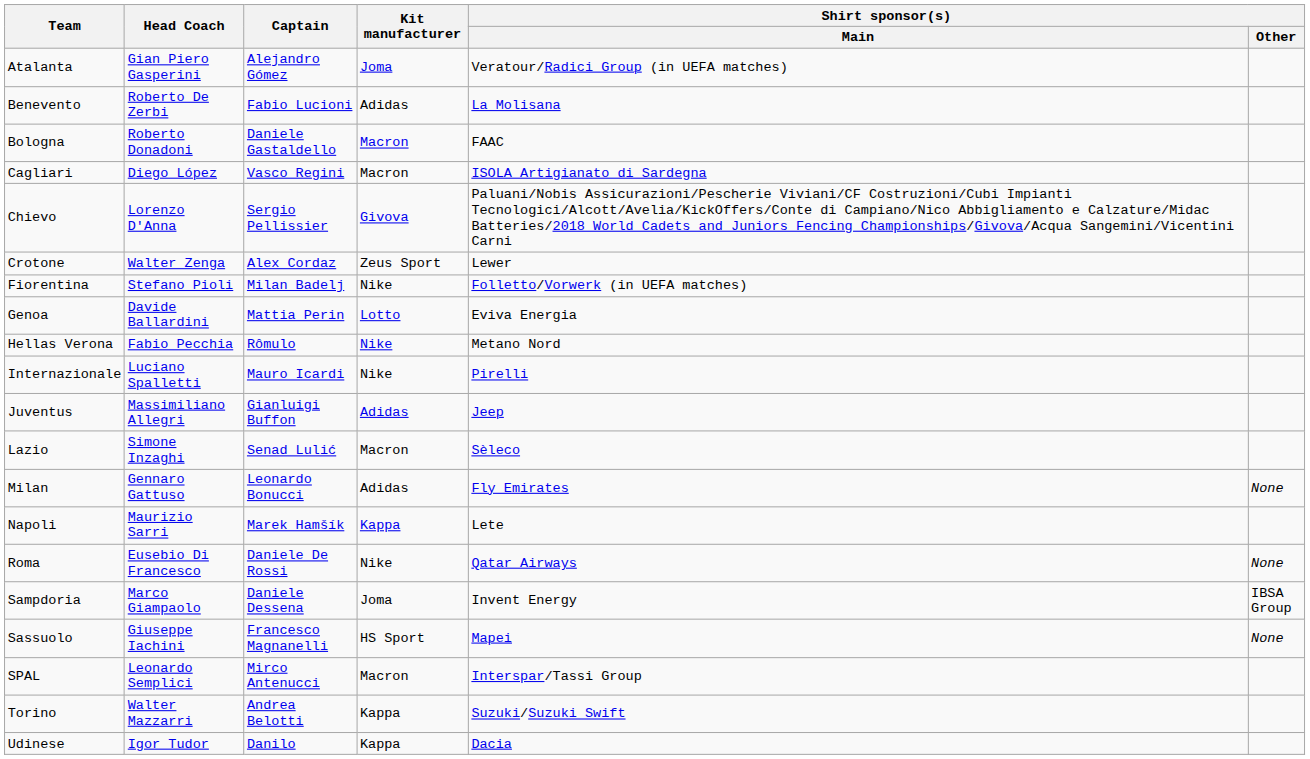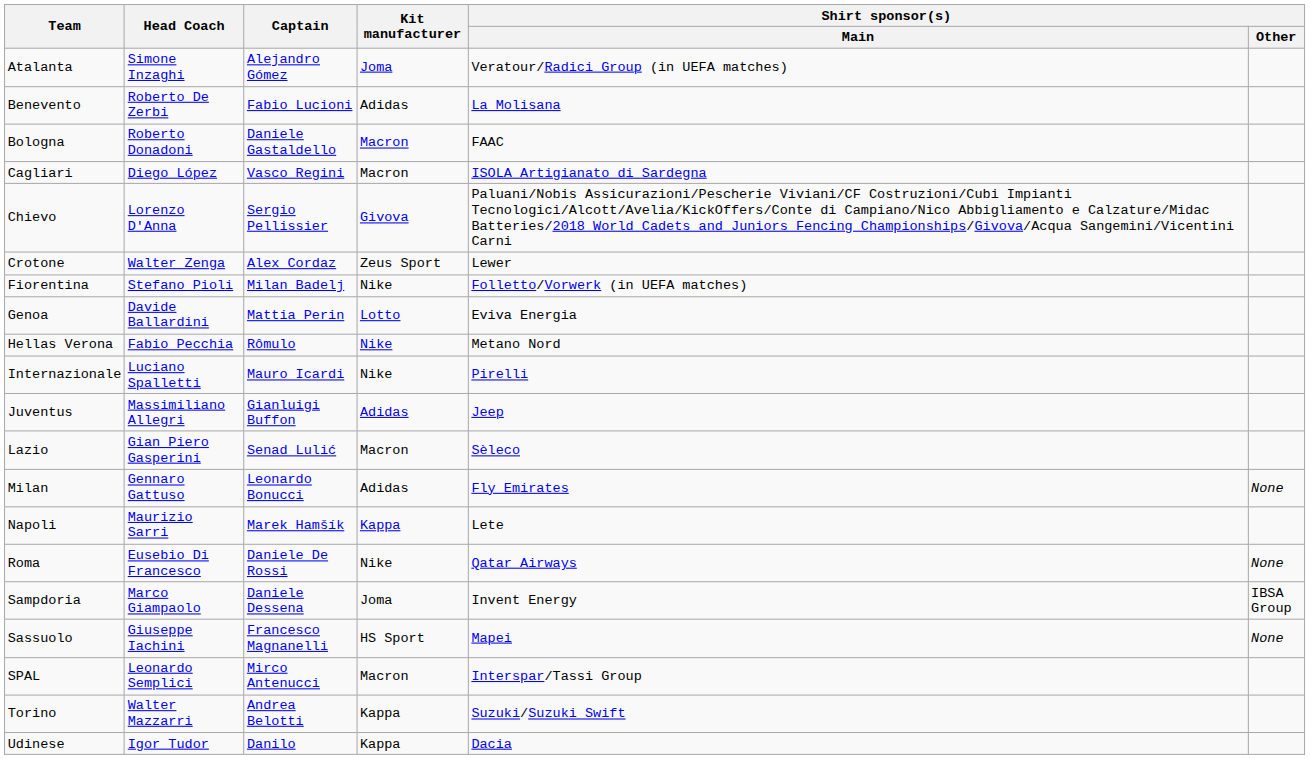(168, 67) Gian Piero Gasperini -> (156, 67) Simone Inzaghi
(156, 450) Simone Inzaghi -> (168, 450) Gian Piero Gasperini
